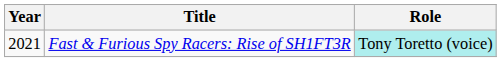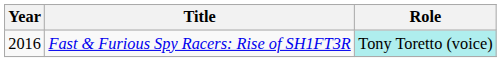(25, 43) 2021 -> (25, 43) 2016
